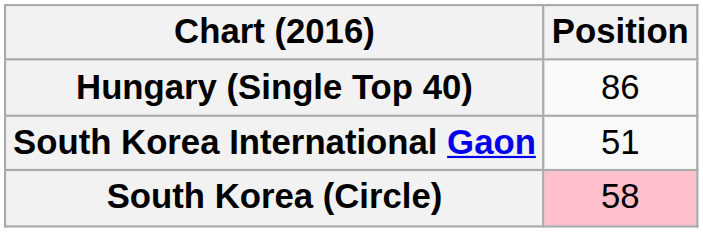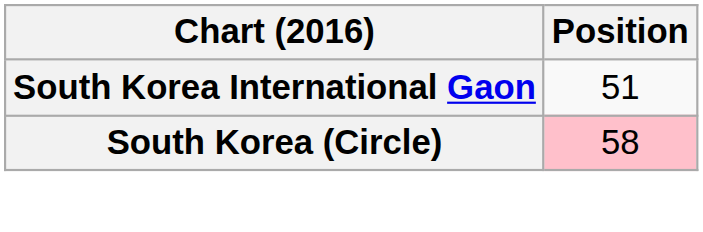- row: (274, 87)
